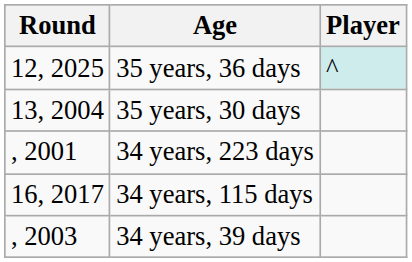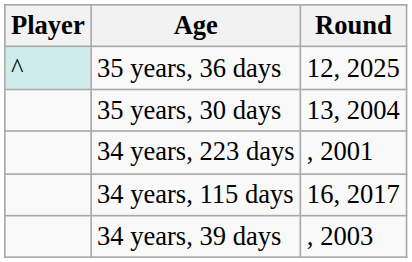columns swapped: (363, 25) <-> (57, 25)
